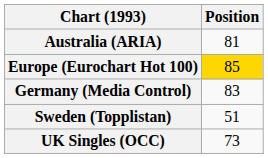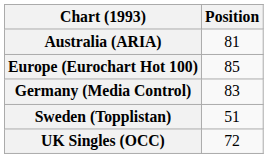(232, 66) gold background -> (232, 66) no background
(232, 141) 73 -> (232, 141) 72
